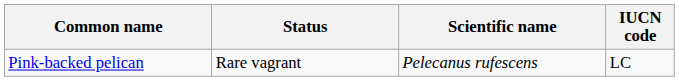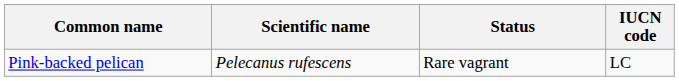columns swapped: (502, 27) <-> (305, 27)
